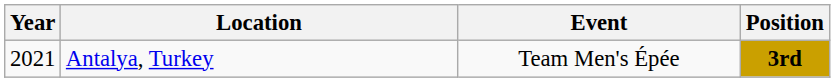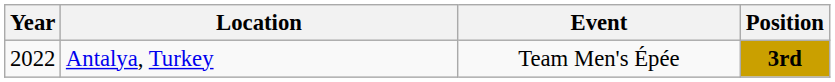(33, 58) 2021 -> (33, 58) 2022
